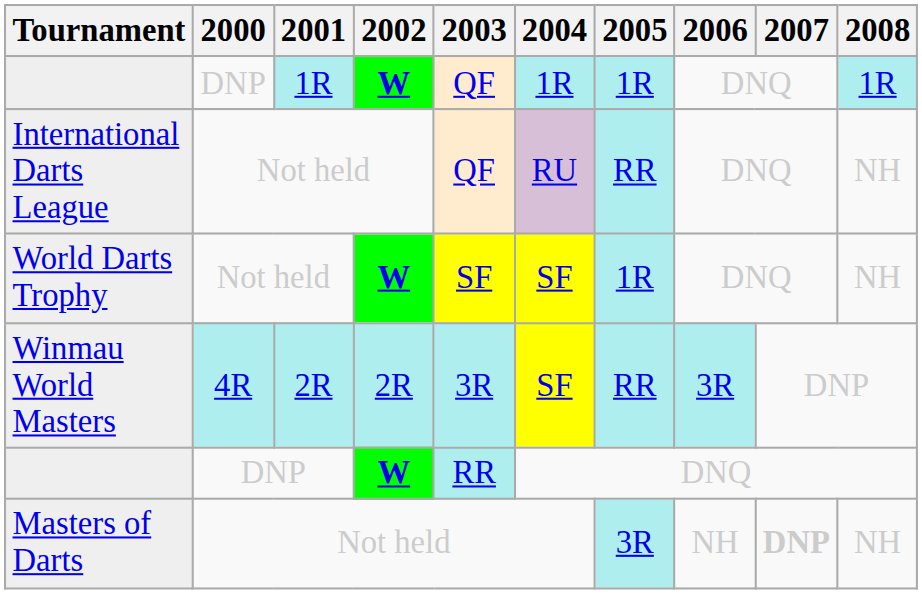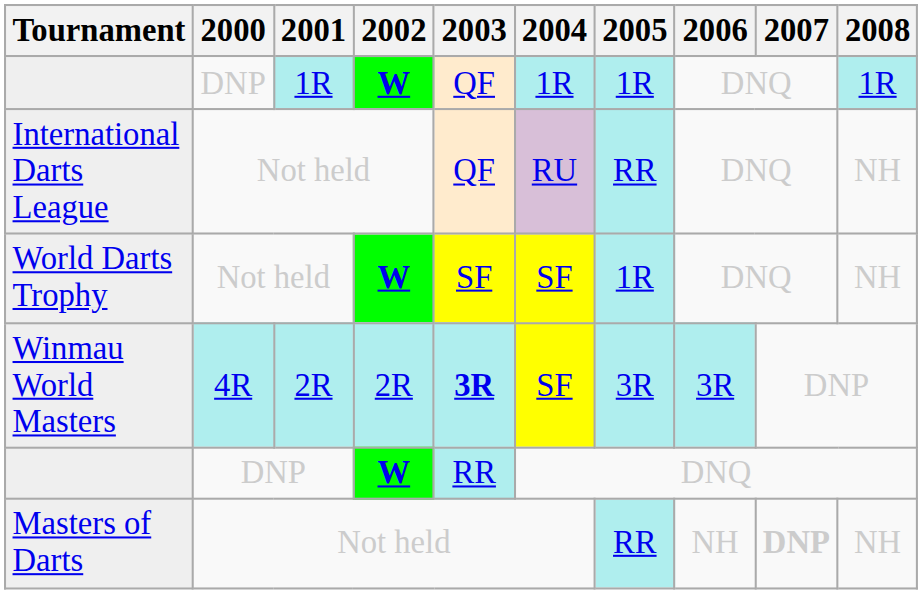(474, 384) normal -> (474, 384) bold
(635, 384) RR -> (635, 384) 3R
(635, 542) 3R -> (635, 542) RR
